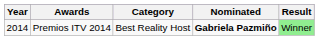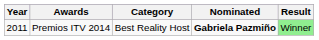(17, 27) 2014 -> (17, 27) 2011
